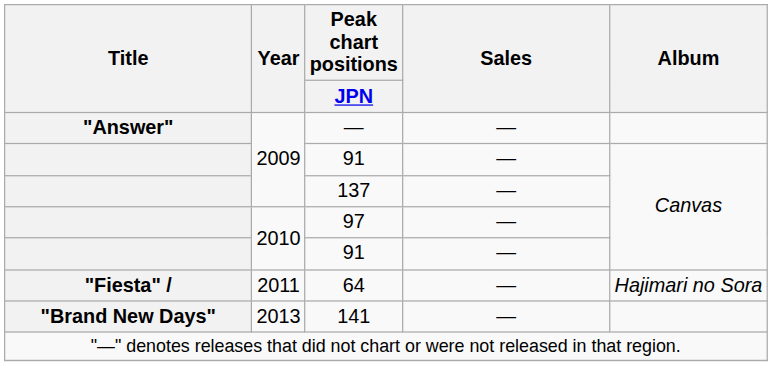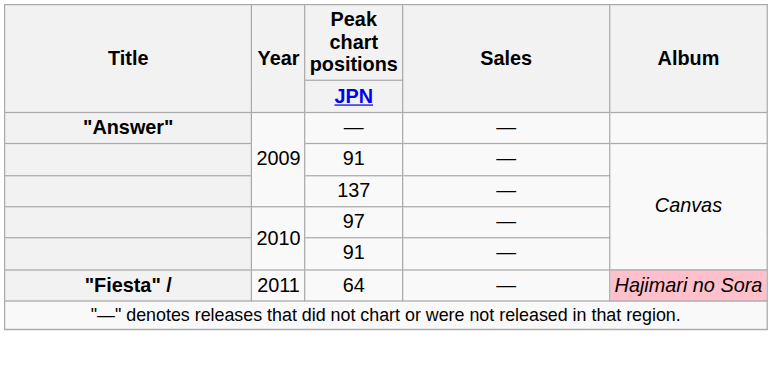(688, 285) no background -> (688, 285) pink background
- row: (278, 316)
